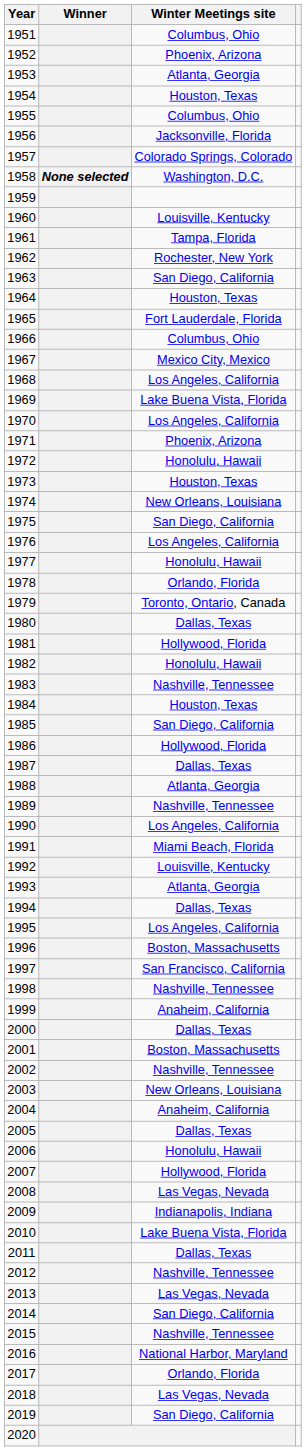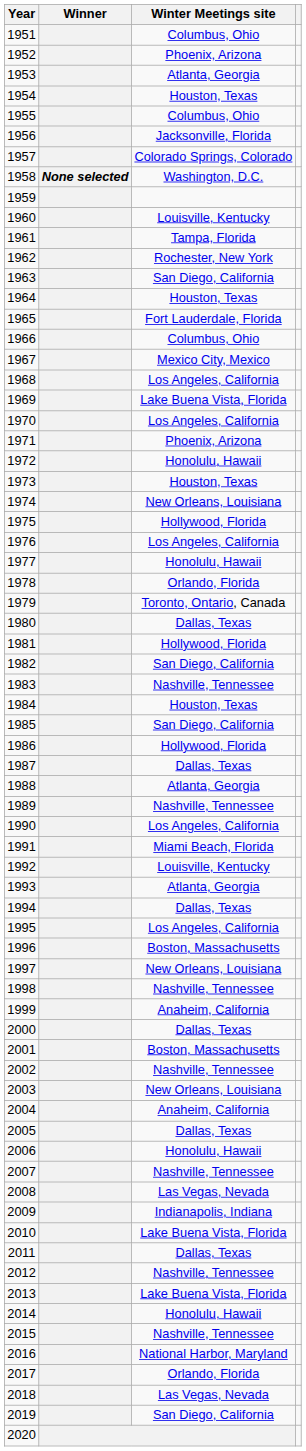(213, 522) San Diego, California -> (213, 522) Hollywood, Florida
(213, 664) Honolulu, Hawaii -> (213, 664) San Diego, California
(213, 968) San Francisco, California -> (213, 968) New Orleans, Louisiana
(213, 1171) Hollywood, Florida -> (213, 1171) Nashville, Tennessee
(213, 1293) Las Vegas, Nevada -> (213, 1293) Lake Buena Vista, Florida
(213, 1313) San Diego, California -> (213, 1313) Honolulu, Hawaii
